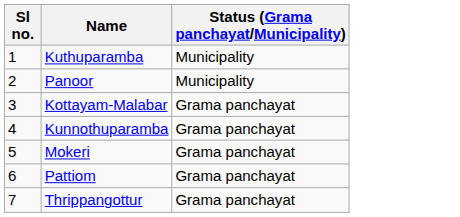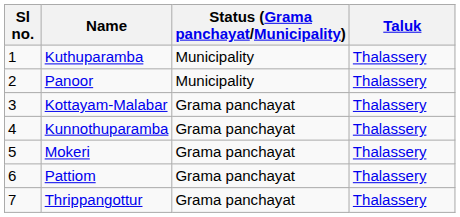+ column: (402, 25)
